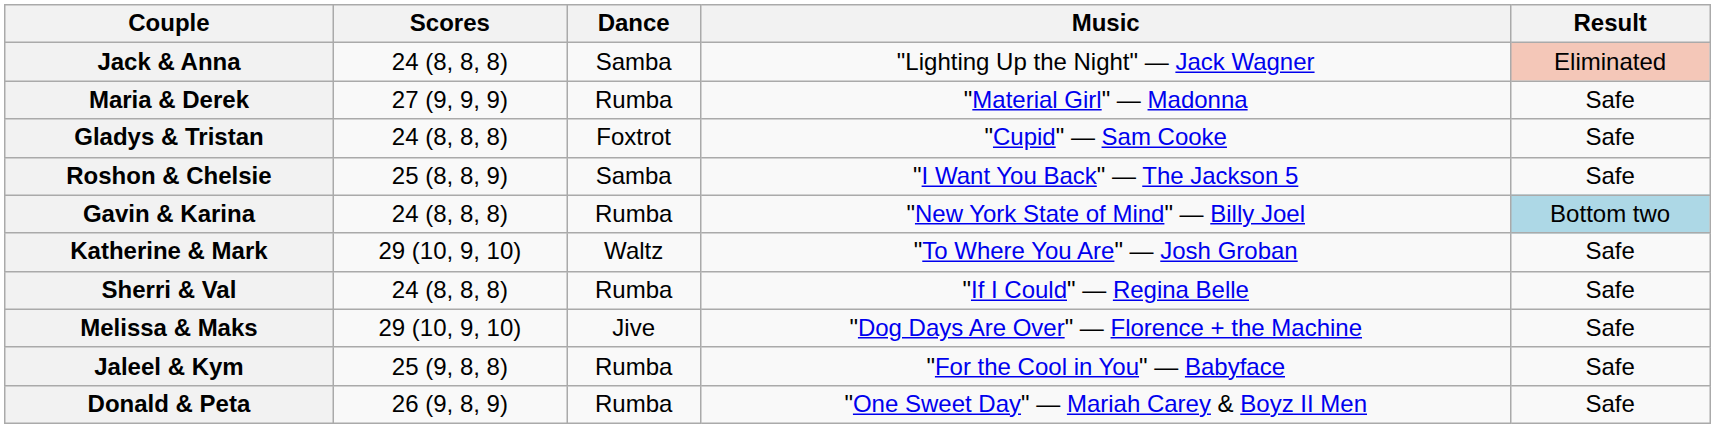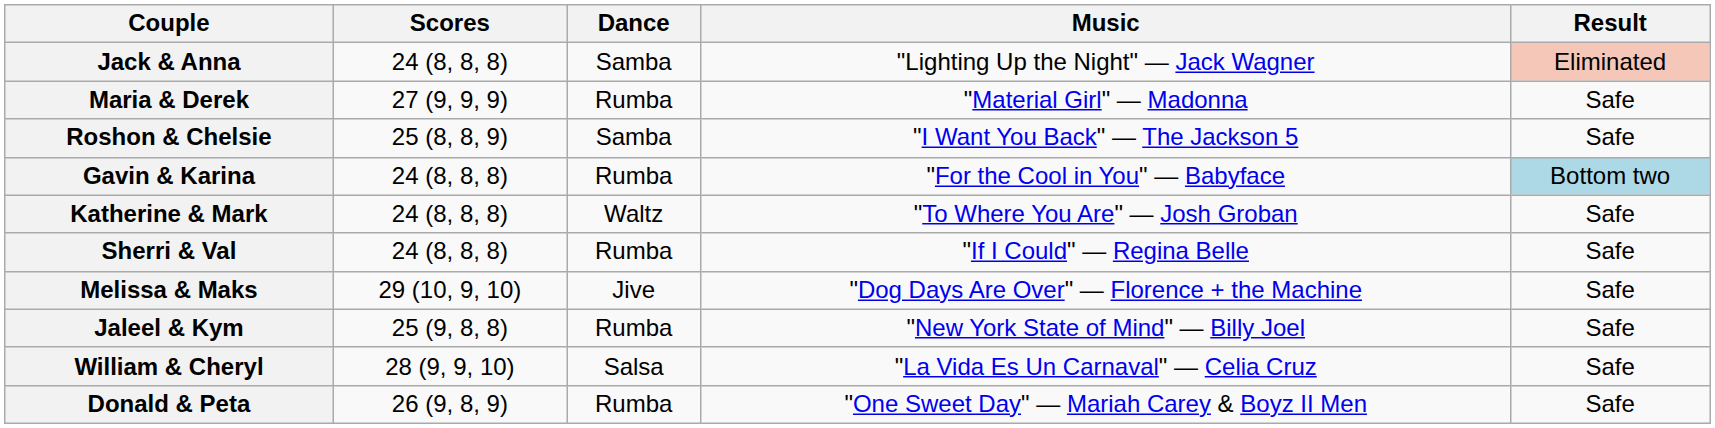- row: (169, 137)
(1106, 213) "New York State of Mind" — Billy Joel -> (1106, 175) "For the Cool in You" — Babyface
(450, 251) 29 (10, 9, 10) -> (450, 213) 24 (8, 8, 8)
(1106, 366) "For the Cool in You" — Babyface -> (1106, 328) "New York State of Mind" — Billy Joel
+ row: (169, 366)
